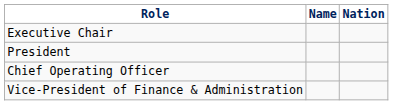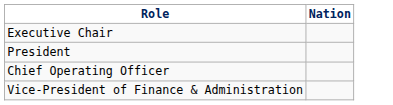- column: (323, 14)
